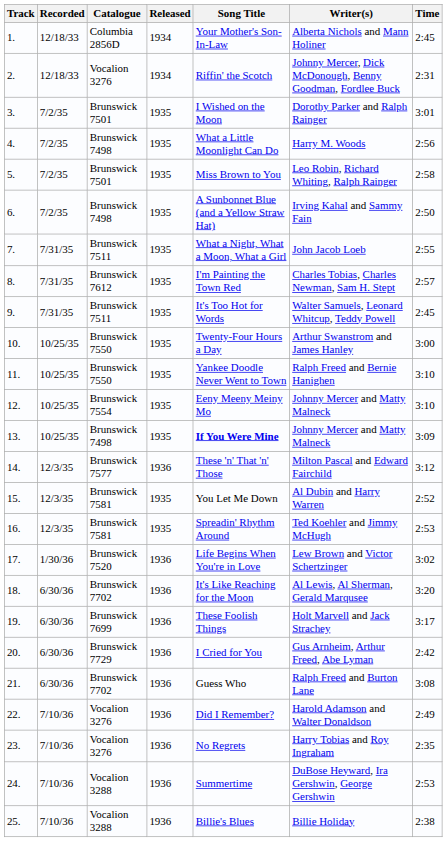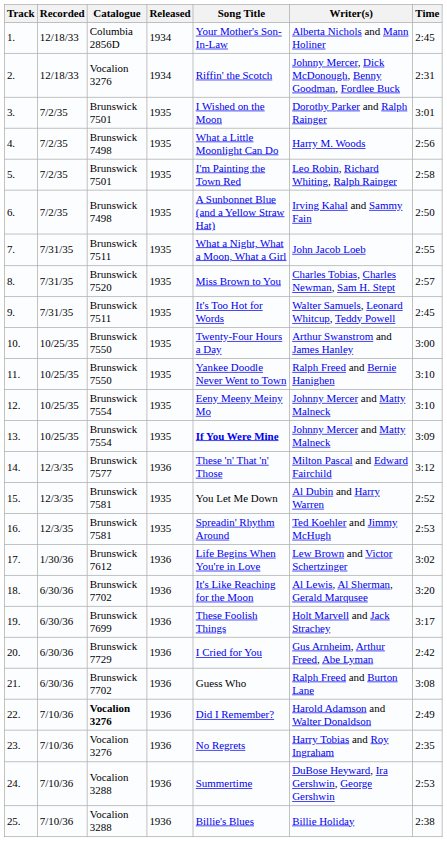(238, 175) Miss Brown to You -> (230, 175) I'm Painting the Town Red
(113, 281) Brunswick 7612 -> (113, 281) Brunswick 7520
(230, 281) I'm Painting the Town Red -> (238, 281) Miss Brown to You
(113, 436) Brunswick 7498 -> (113, 436) Brunswick 7554
(113, 560) Brunswick 7520 -> (113, 560) Brunswick 7612
(109, 715) normal -> (110, 715) bold
